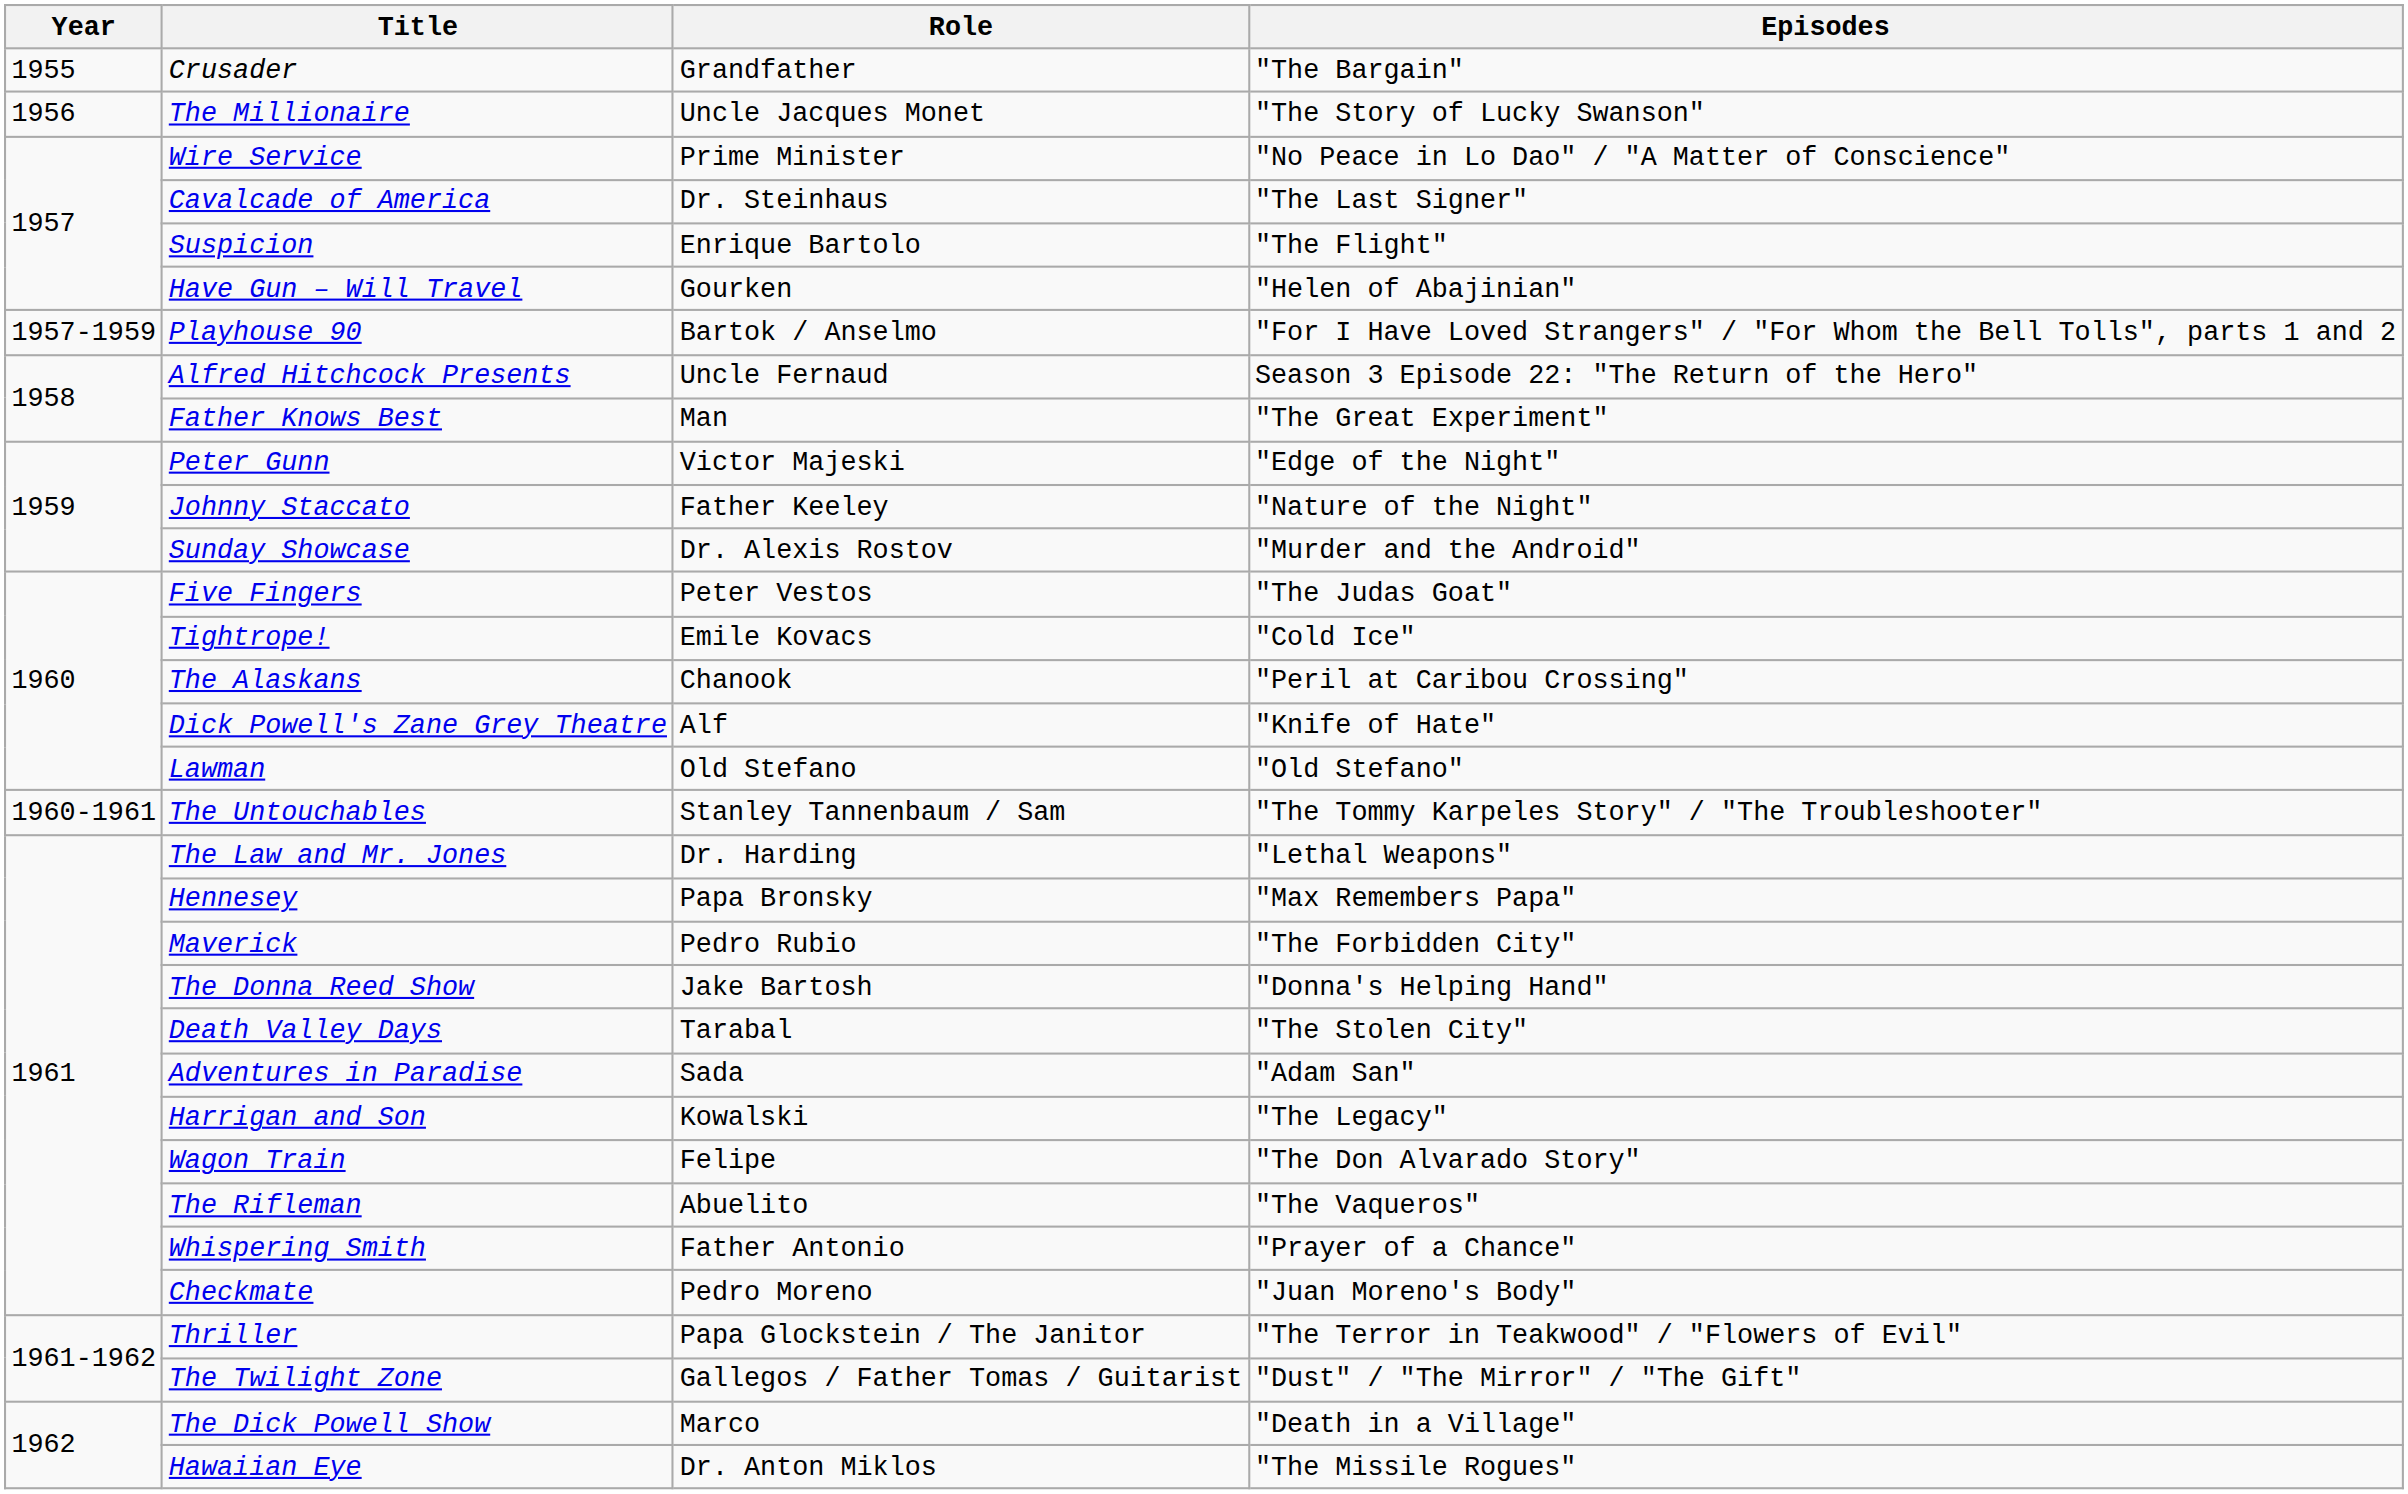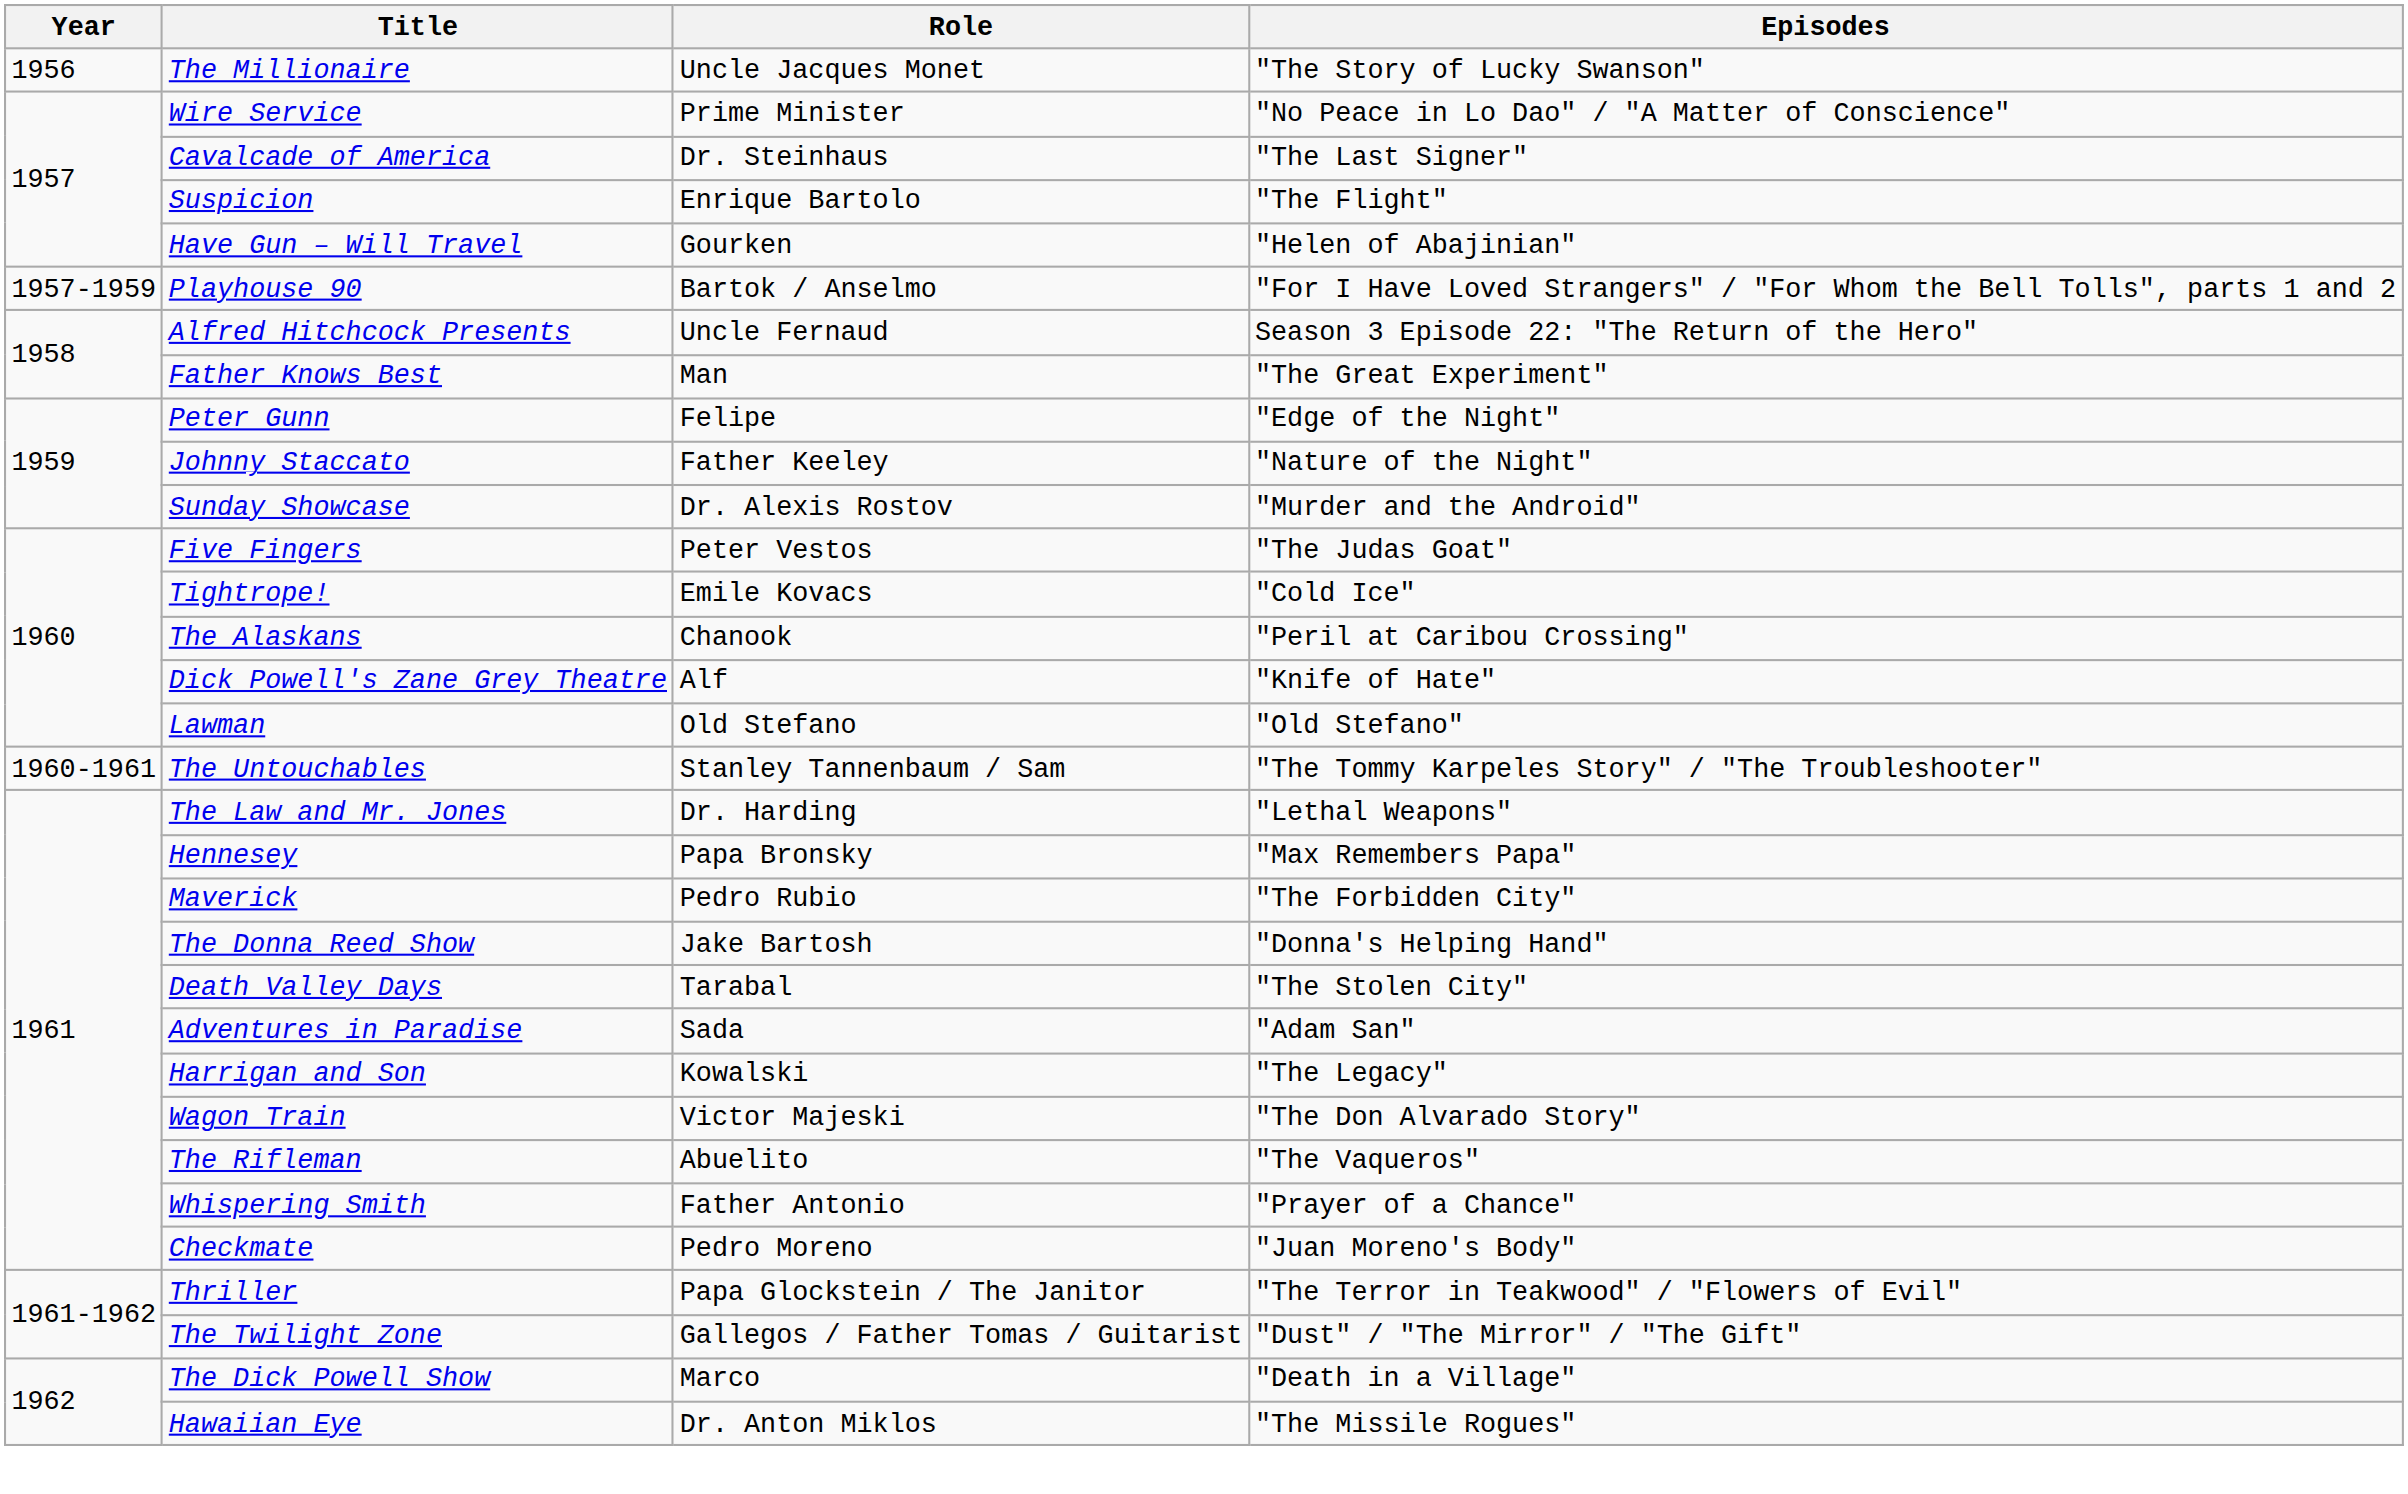- row: (233, 70)
(792, 463) Victor Majeski -> (728, 420) Felipe
(728, 1162) Felipe -> (792, 1118) Victor Majeski
